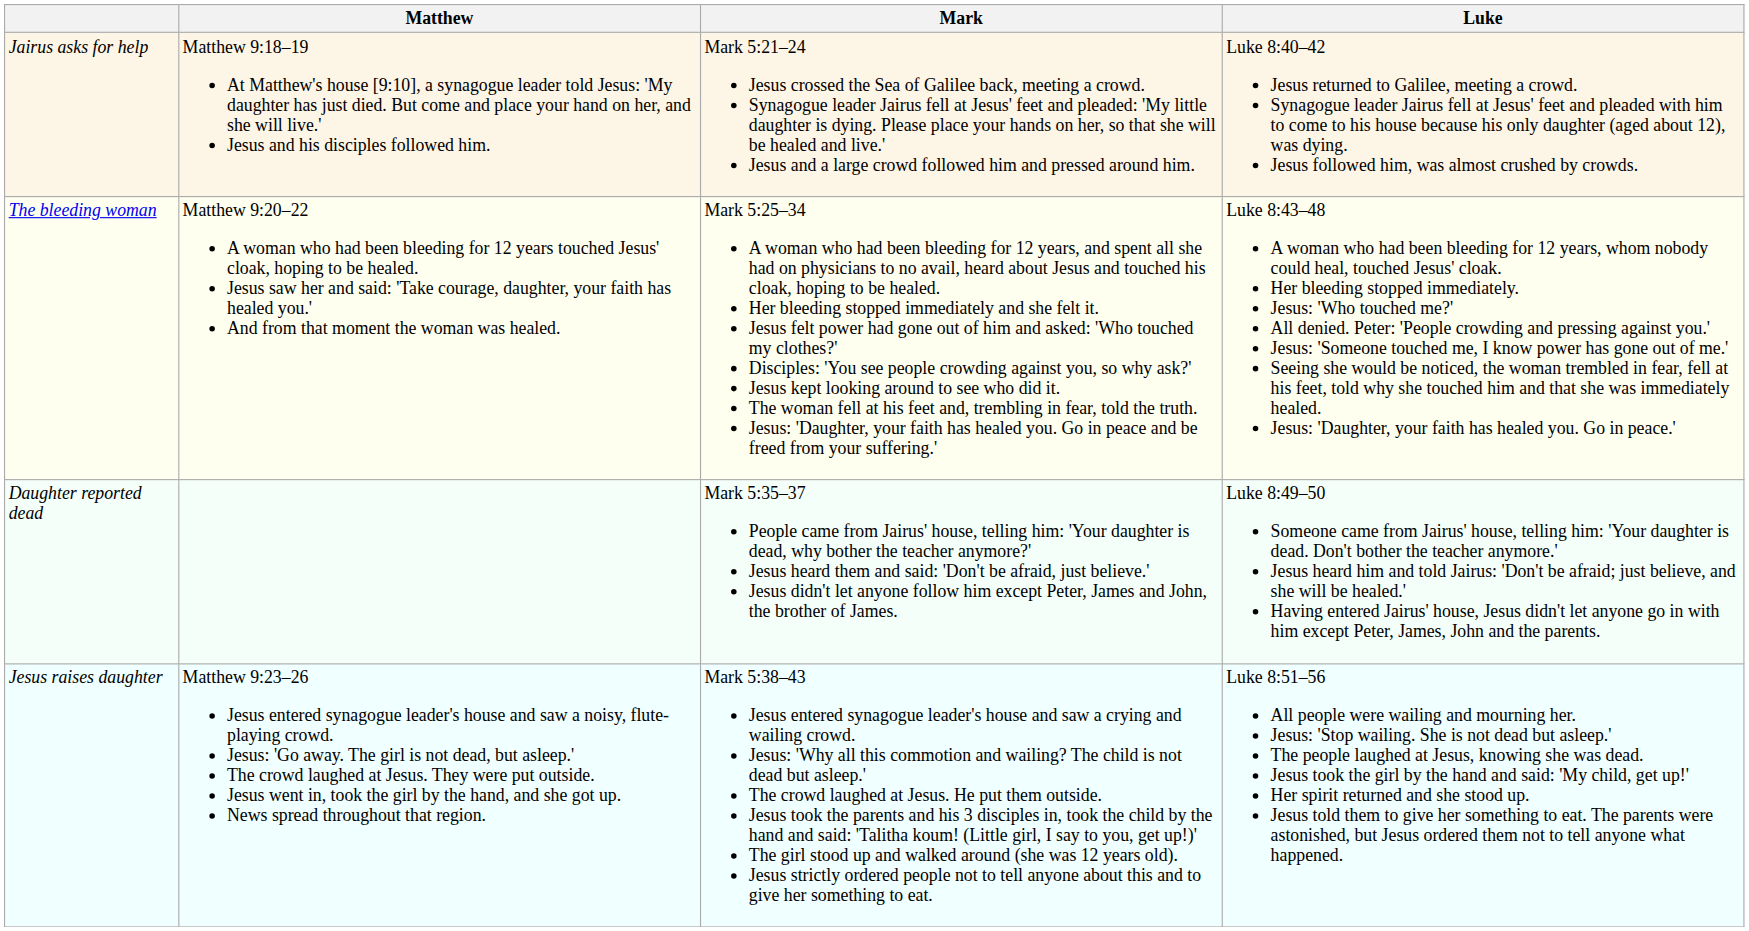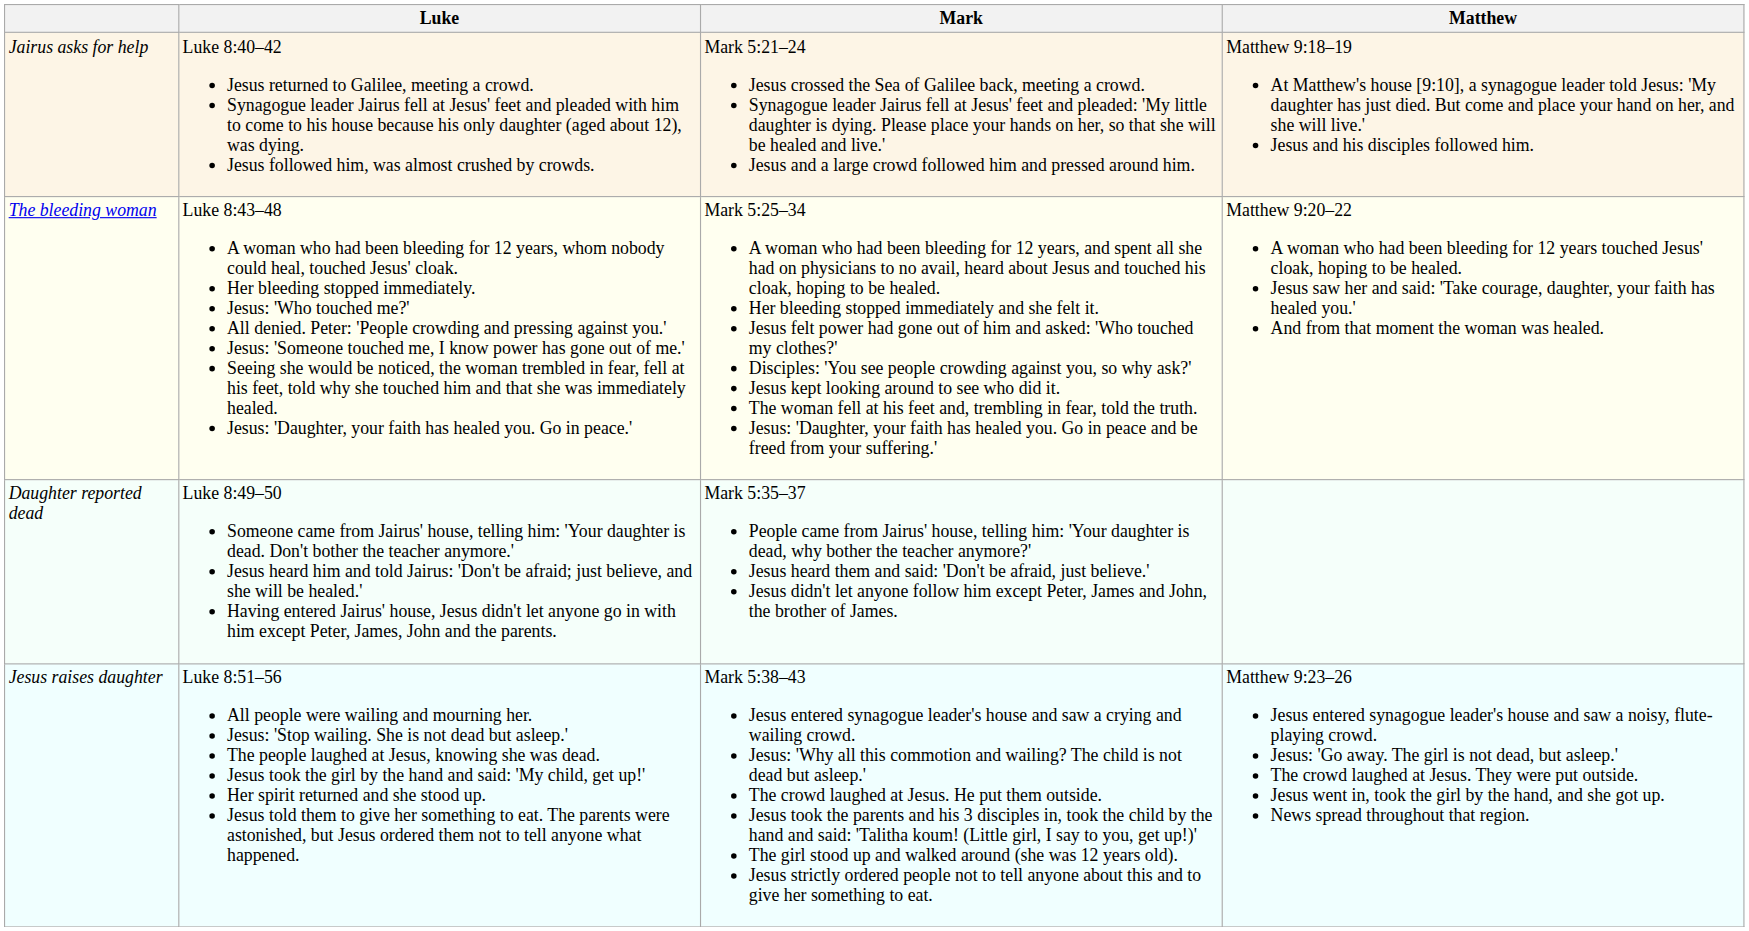columns swapped: (439, 18) <-> (1483, 18)
